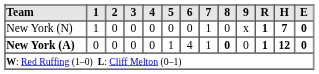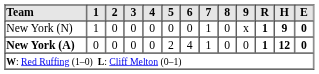(284, 28) 7 -> (284, 28) 9
(171, 45) 1 -> (171, 45) 2
(227, 45) bold -> (227, 45) normal
